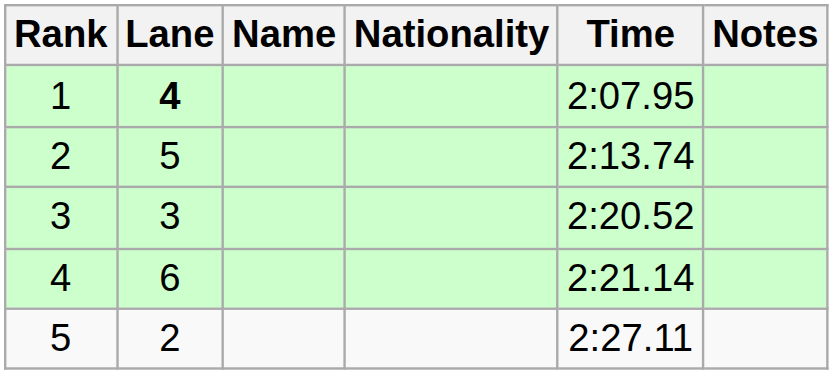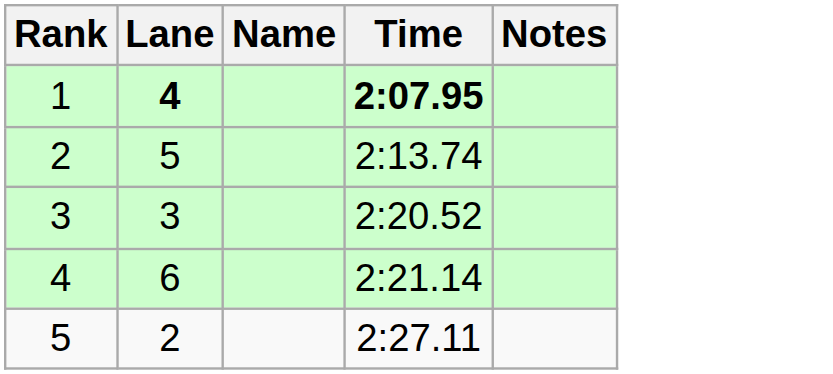- column: (452, 34)
(631, 95) normal -> (419, 95) bold
